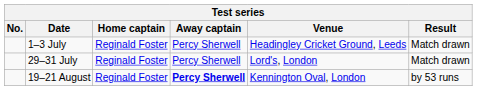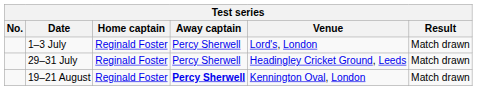(328, 45) Headingley Cricket Ground, Leeds -> (284, 45) Lord's, London
(284, 61) Lord's, London -> (328, 61) Headingley Cricket Ground, Leeds
(435, 77) by 53 runs -> (440, 77) Match drawn
